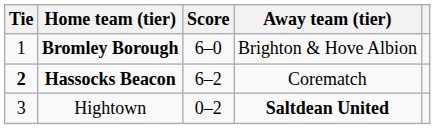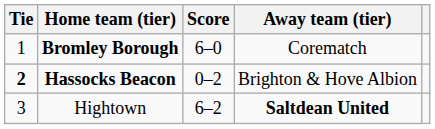(327, 48) Brighton & Hove Albion -> (327, 48) Corematch
(208, 78) 6–2 -> (208, 78) 0–2
(327, 78) Corematch -> (327, 78) Brighton & Hove Albion
(208, 107) 0–2 -> (208, 107) 6–2
